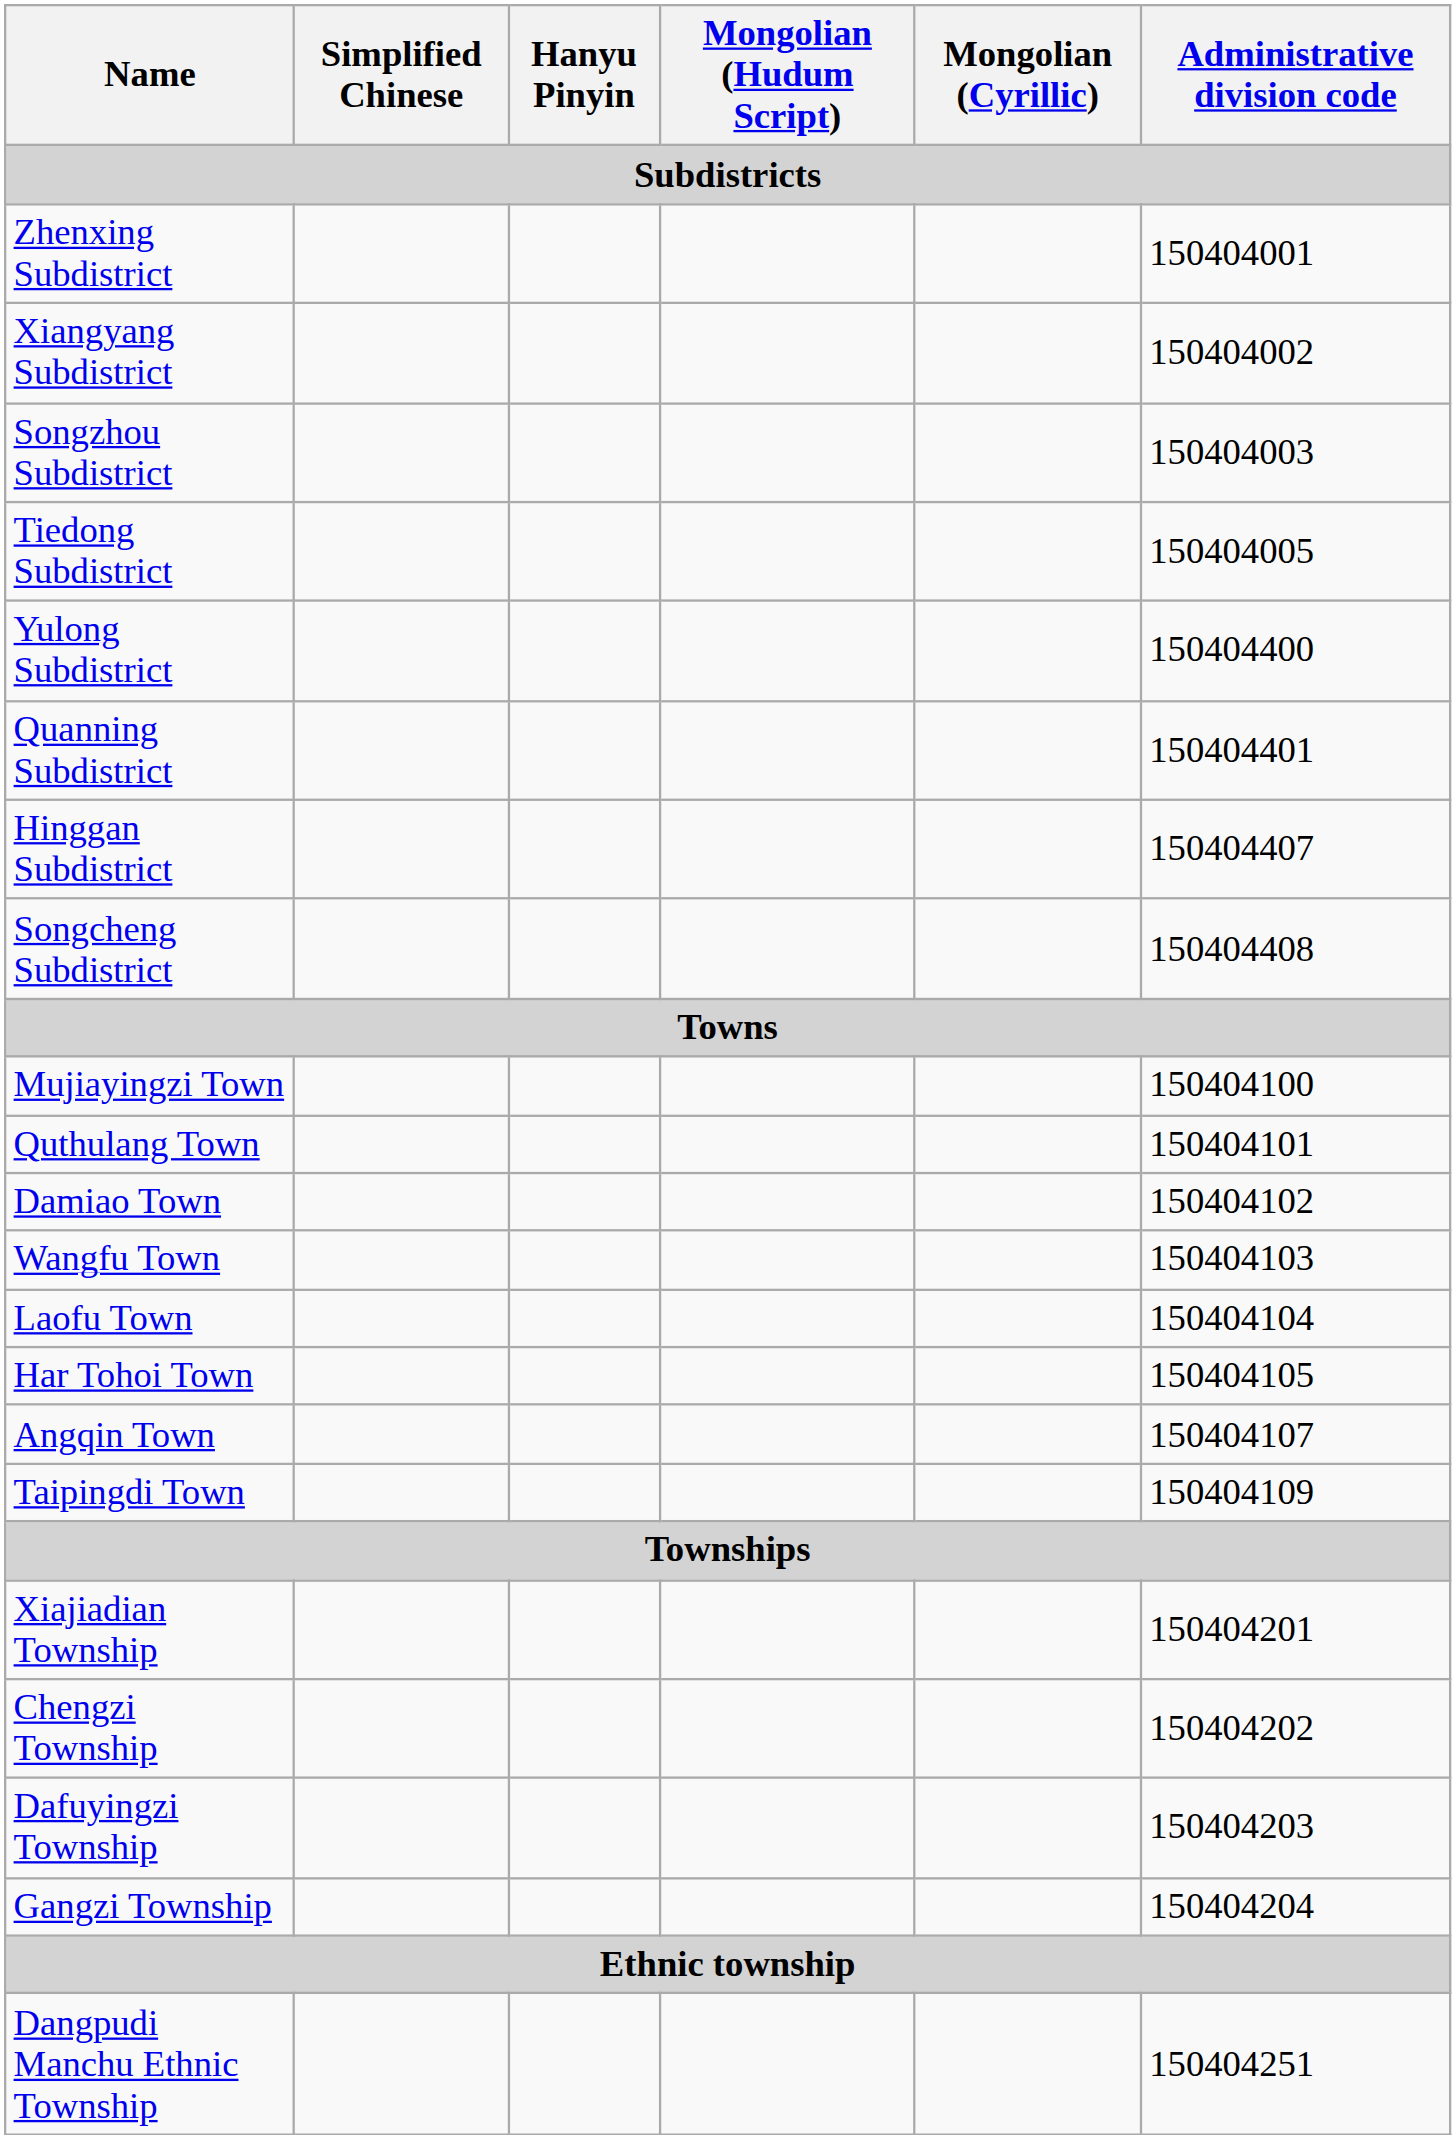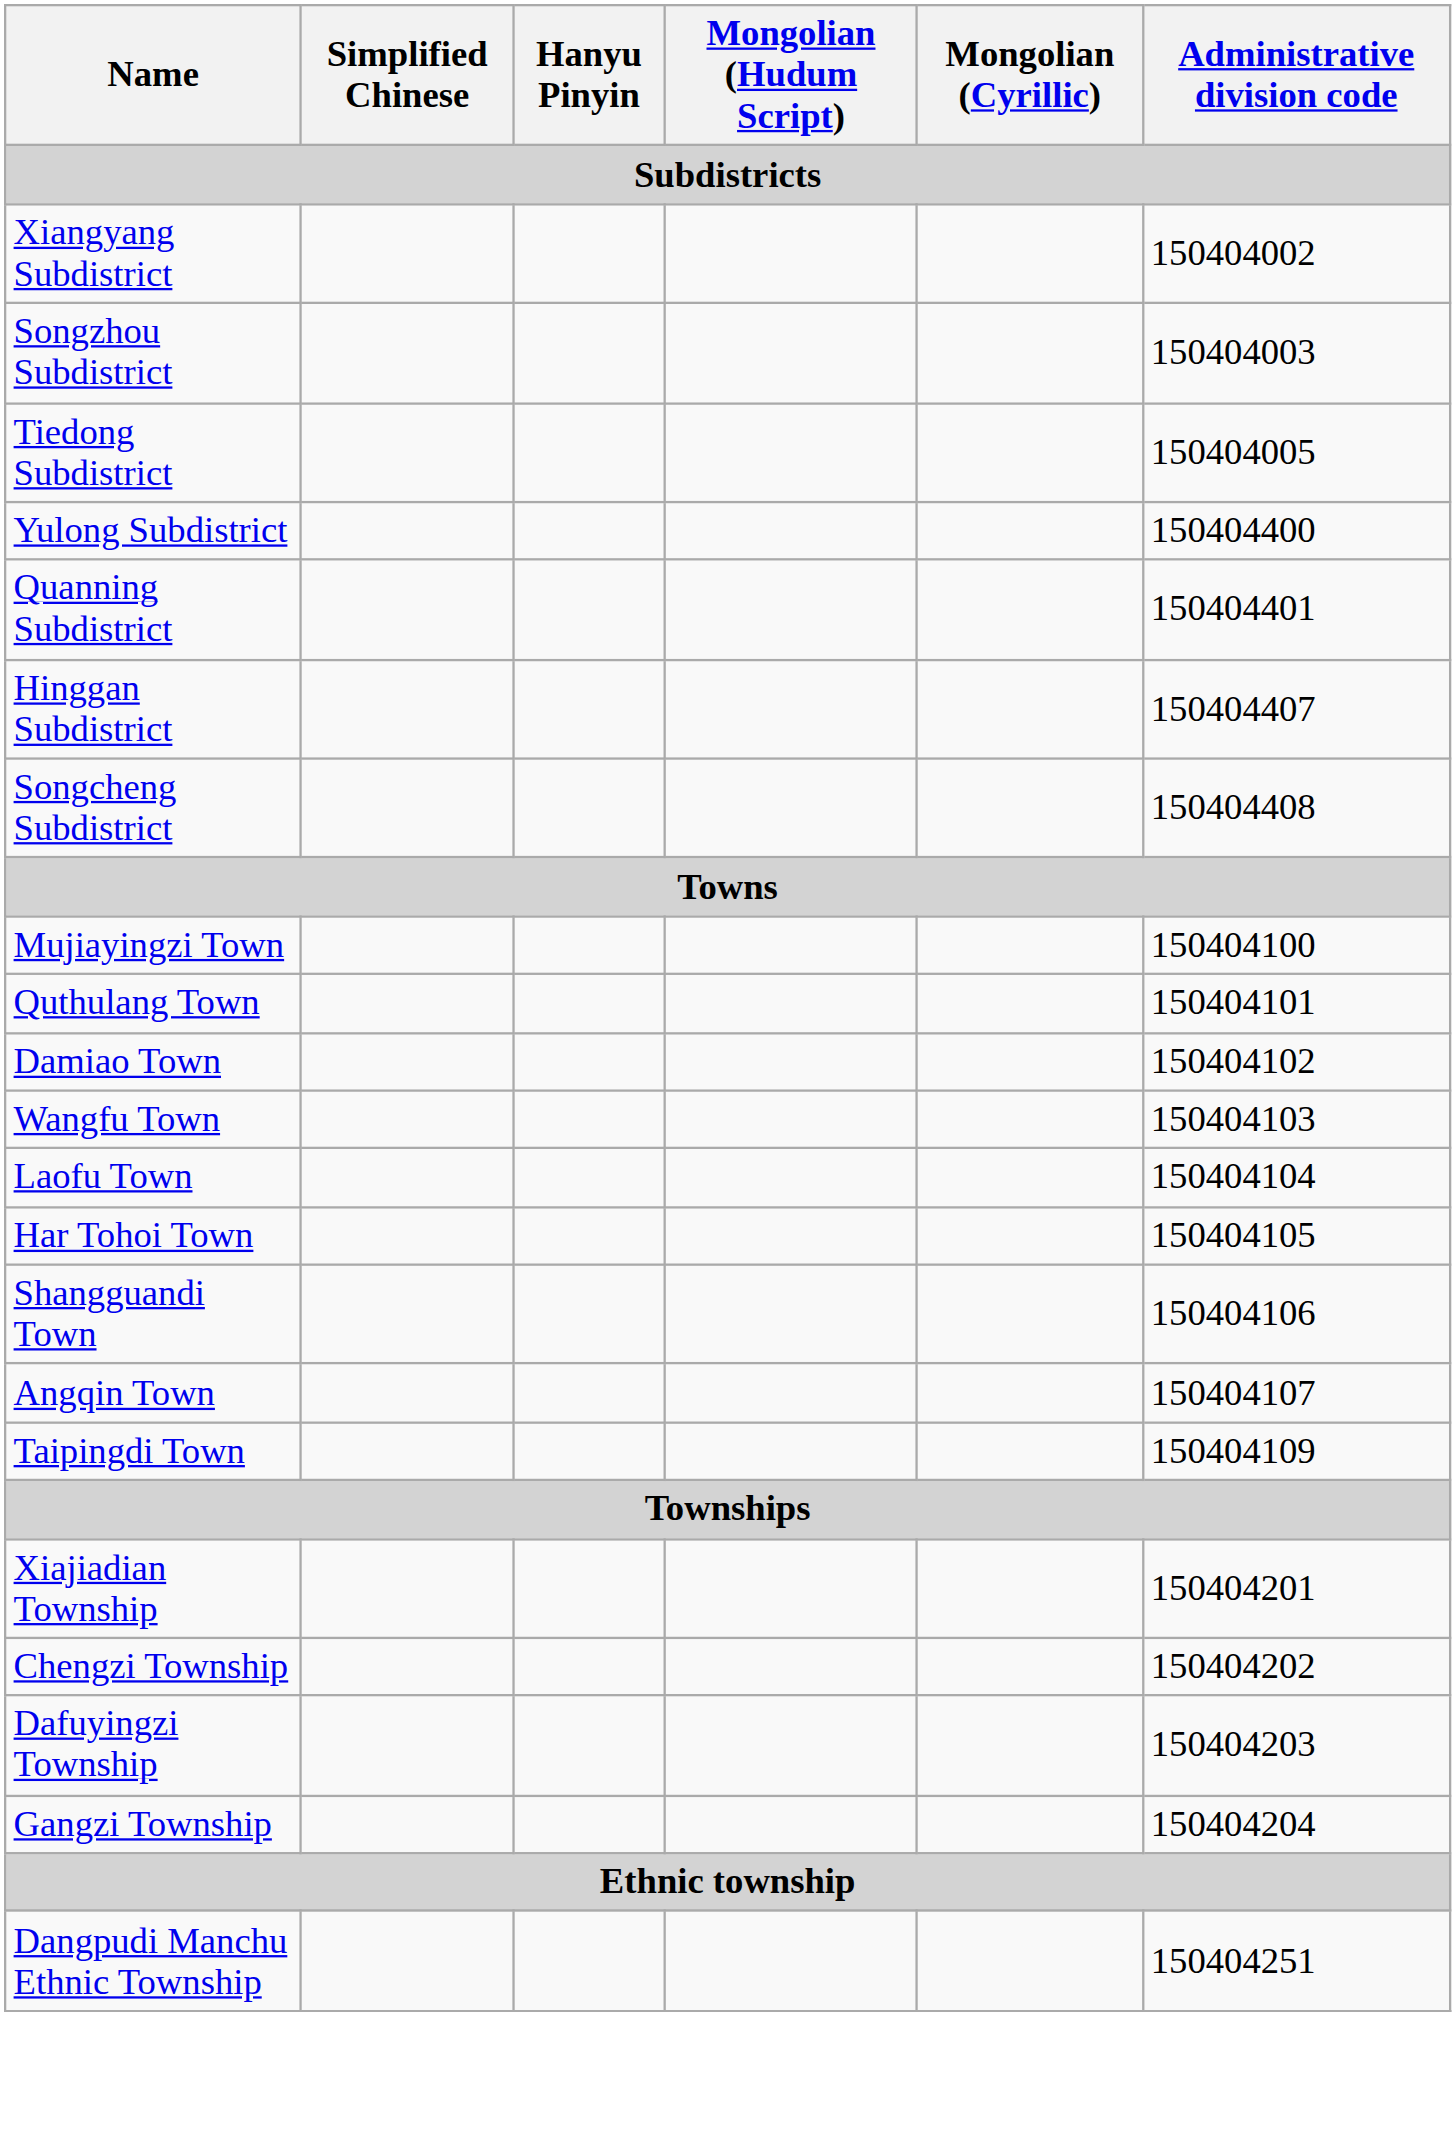- row: (93, 252)
+ row: (109, 1313)
